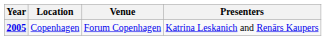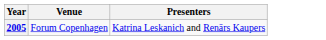- column: (55, 12)
